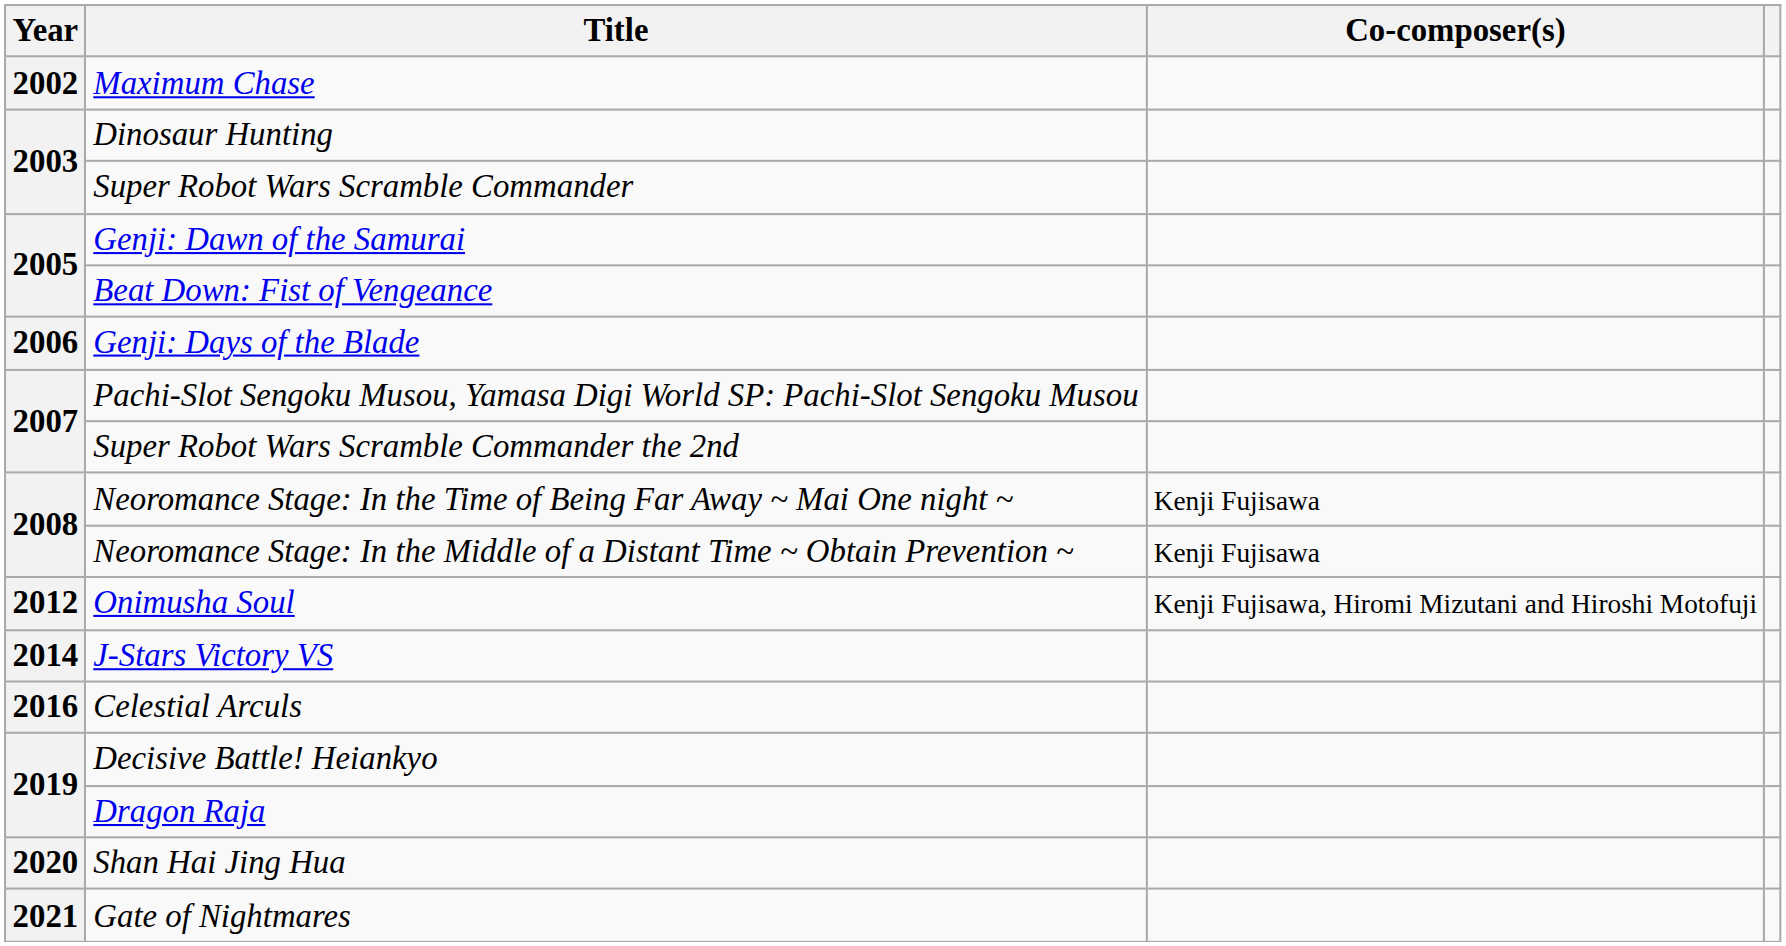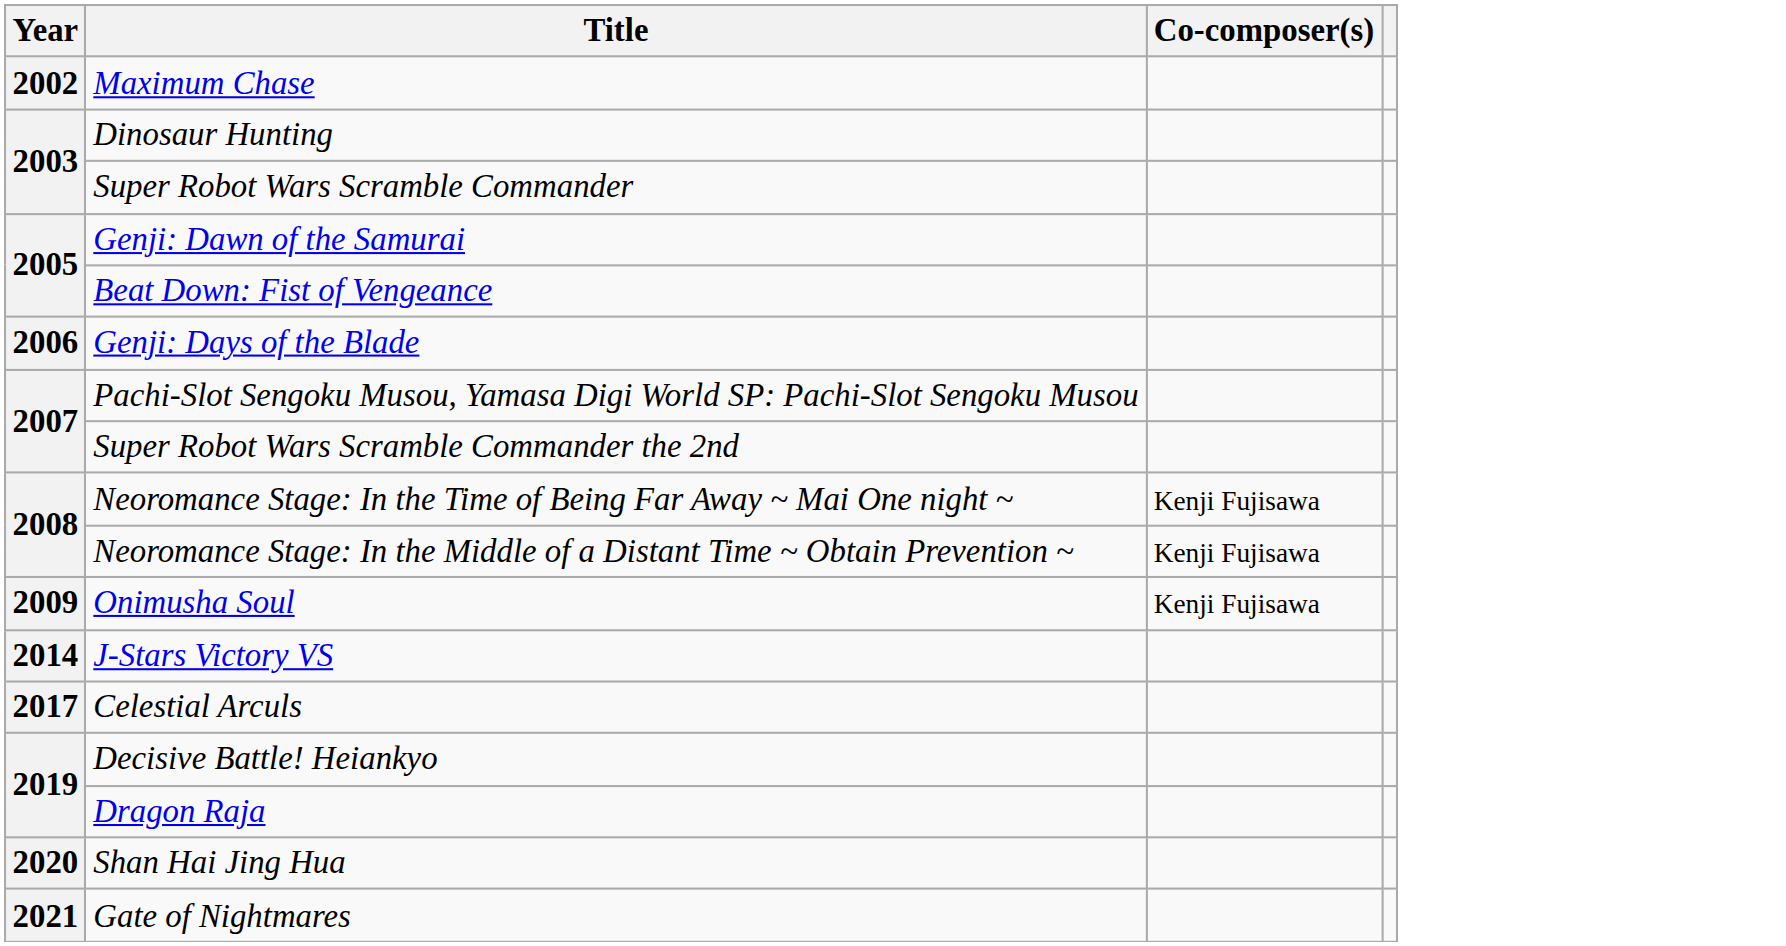(45, 602) 2012 -> (45, 602) 2009
(1455, 604) Kenji Fujisawa, Hiromi Mizutani and Hiroshi Motofuji -> (1237, 604) Kenji Fujisawa
(45, 706) 2016 -> (45, 706) 2017
